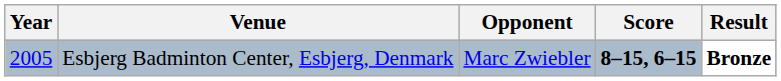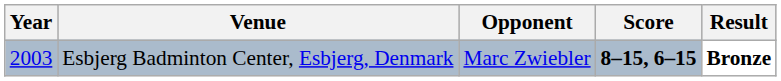(31, 57) 2005 -> (31, 57) 2003
